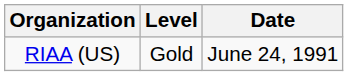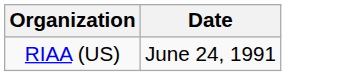- column: (171, 20)
